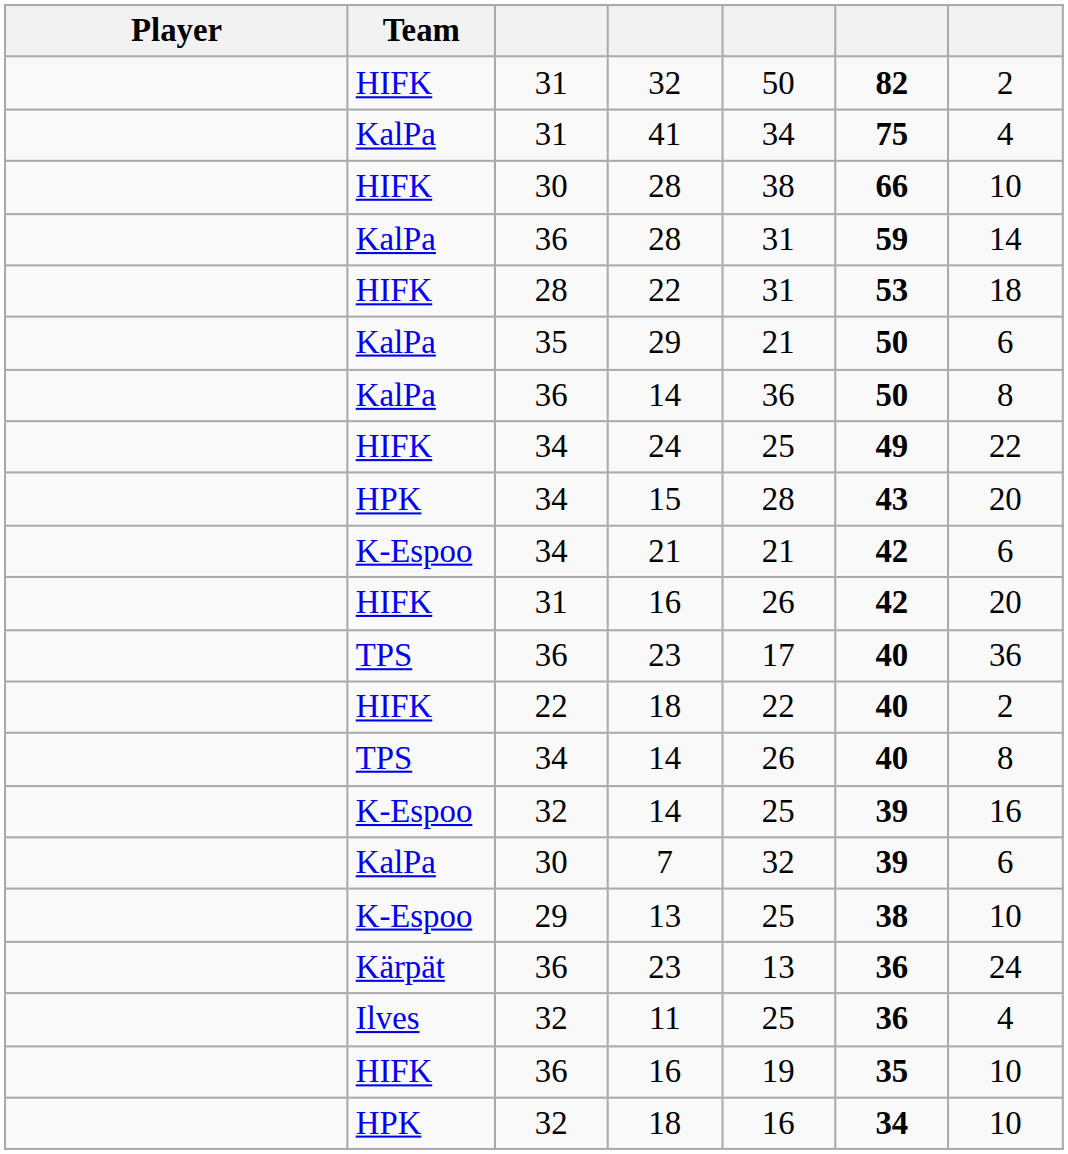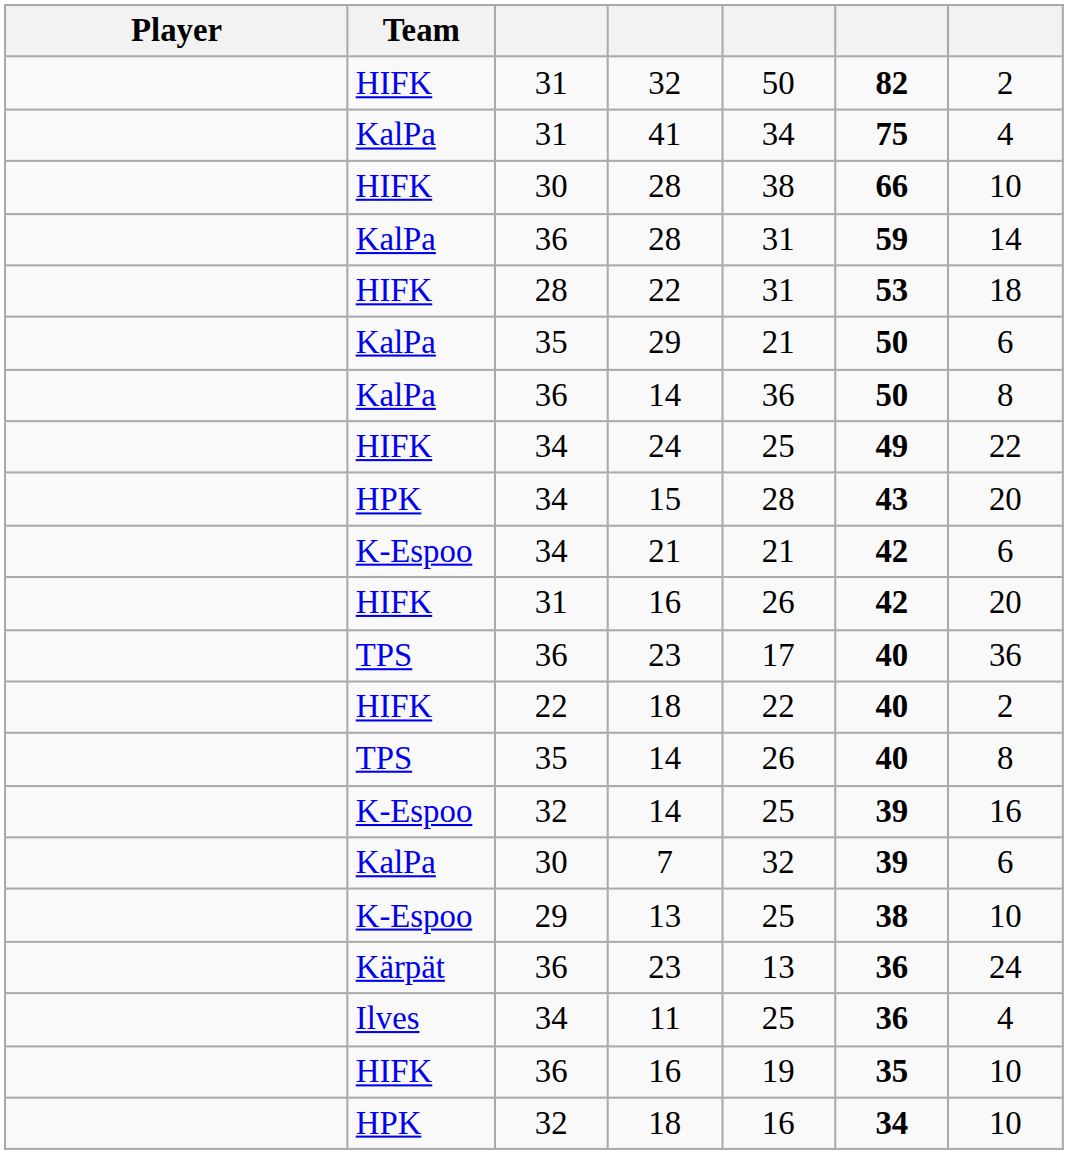(551, 758) 34 -> (551, 758) 35
(551, 1018) 32 -> (551, 1018) 34
